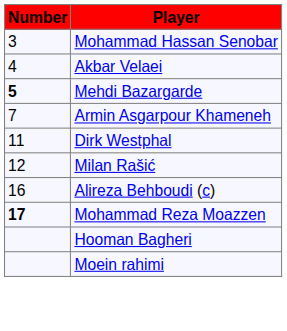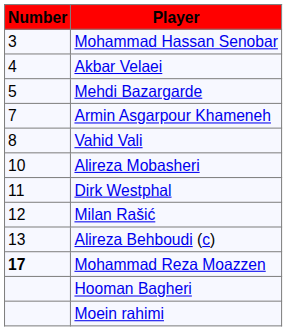(12, 91) bold -> (12, 91) normal
+ row: (109, 140)
+ row: (137, 165)
(17, 190) 16 -> (17, 239) 13
